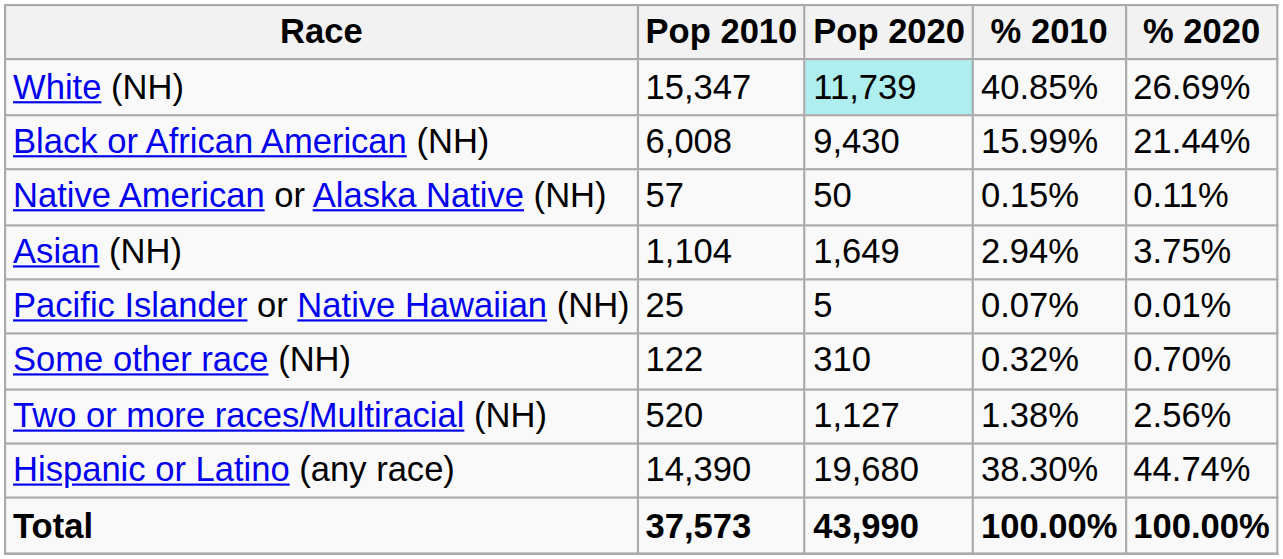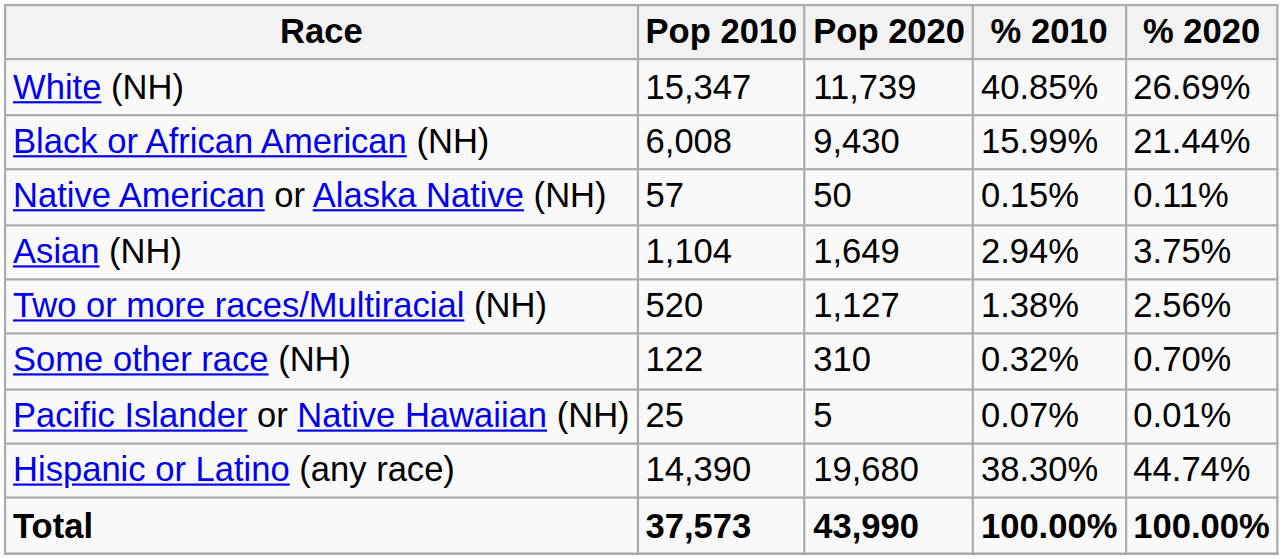(865, 86) paleturquoise background -> (865, 86) no background
rows swapped: (321, 305) <-> (280, 415)
